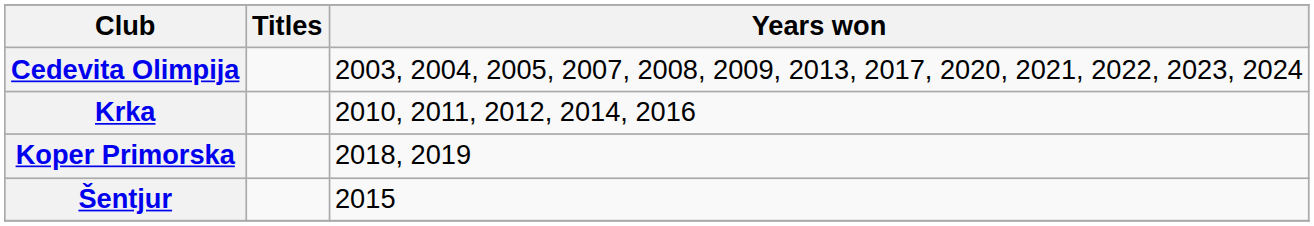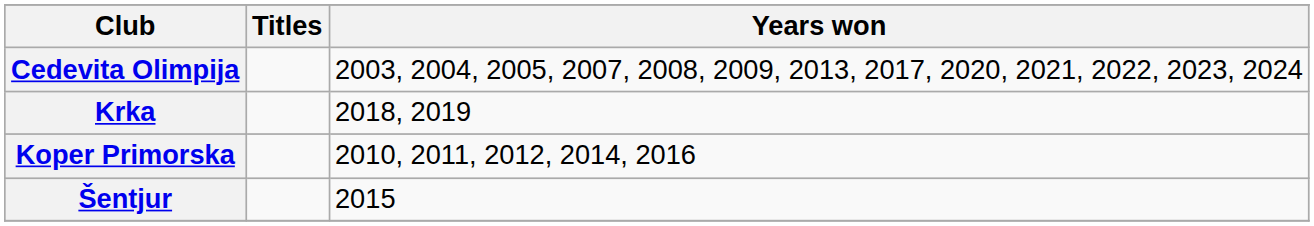(515, 112) 2010, 2011, 2012, 2014, 2016 -> (403, 112) 2018, 2019
(403, 155) 2018, 2019 -> (515, 155) 2010, 2011, 2012, 2014, 2016
